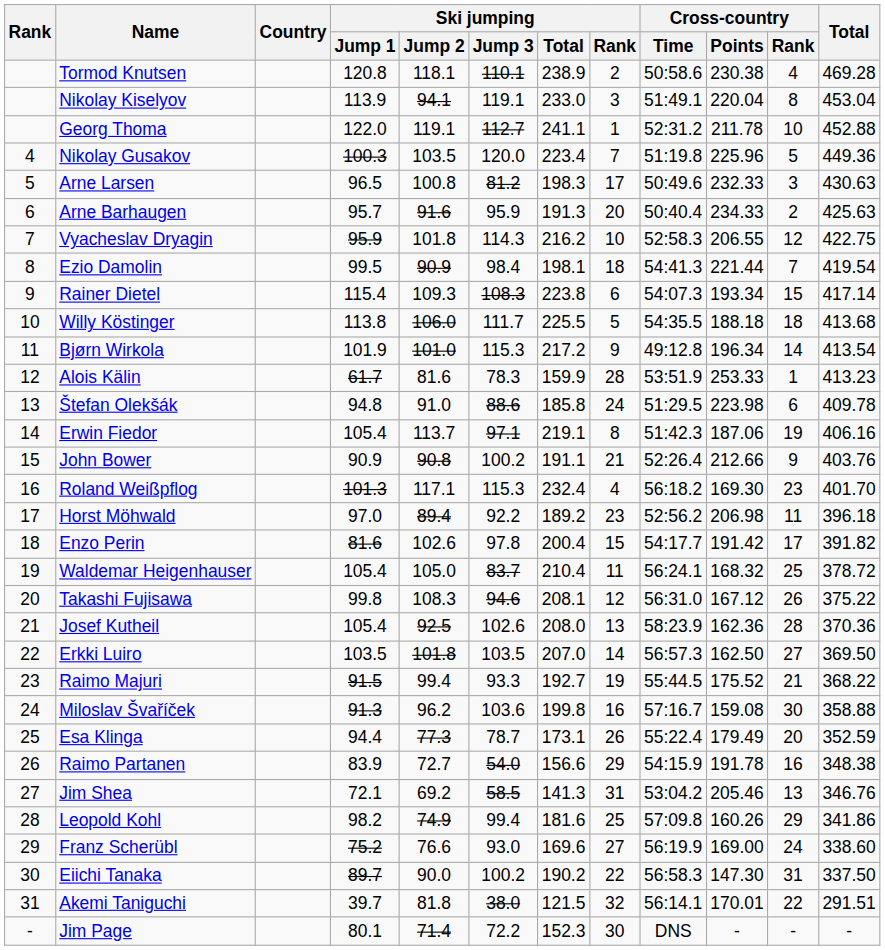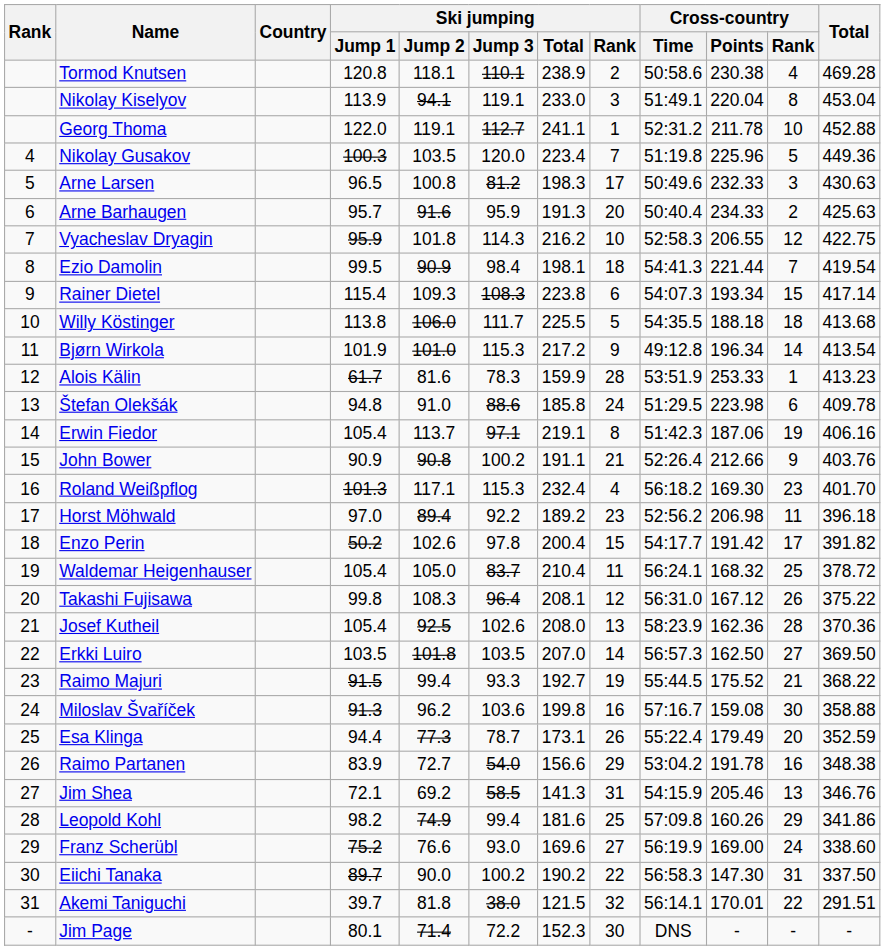(365, 543) 81.6 -> (365, 543) 50.2
(503, 599) 94.6 -> (503, 599) 96.4
(673, 765) 54:15.9 -> (673, 765) 53:04.2
(673, 792) 53:04.2 -> (673, 792) 54:15.9
